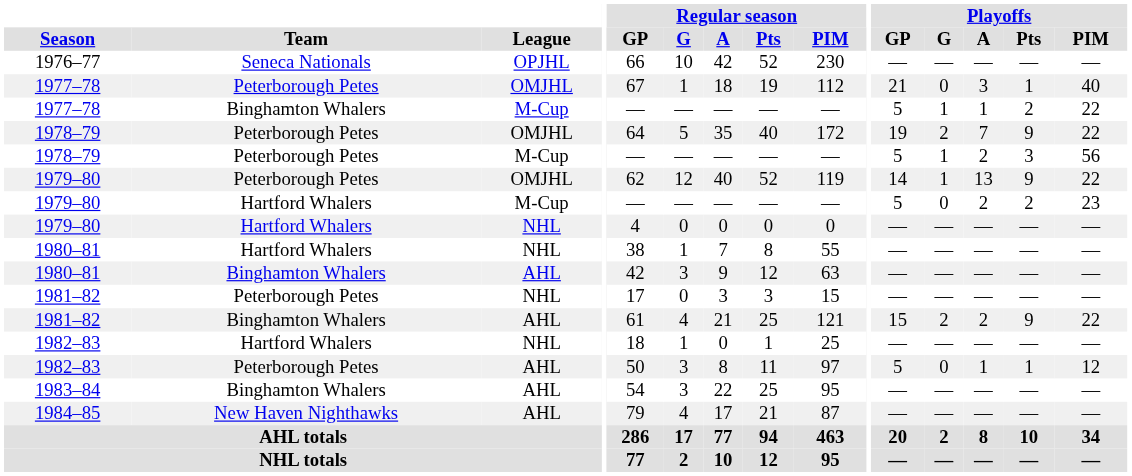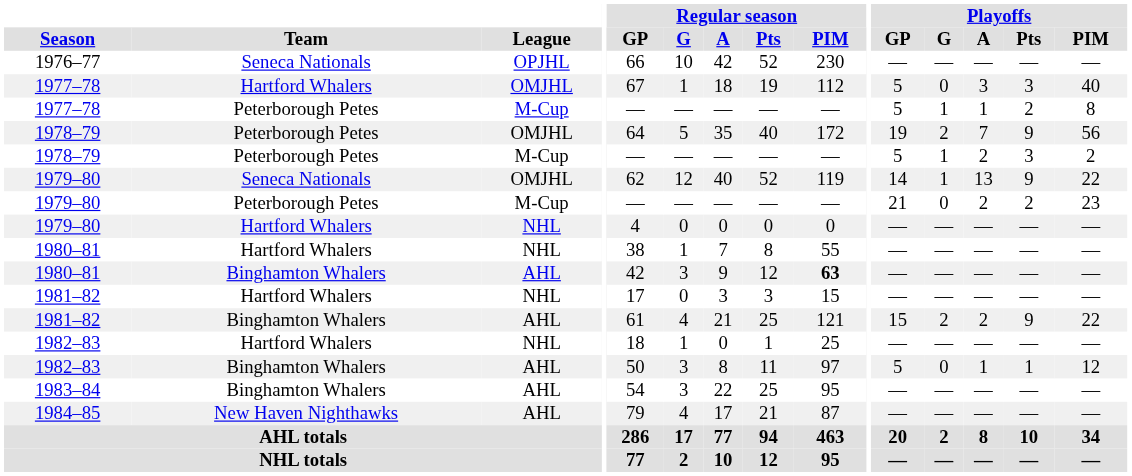(306, 85) Peterborough Petes -> (306, 85) Hartford Whalers
(898, 85) 21 -> (898, 85) 5
(1029, 85) 1 -> (1029, 85) 3
(306, 109) Binghamton Whalers -> (306, 109) Peterborough Petes
(1091, 109) 22 -> (1091, 109) 8
(1091, 132) 22 -> (1091, 132) 56
(1091, 156) 56 -> (1091, 156) 2
(306, 179) Peterborough Petes -> (306, 179) Seneca Nationals
(306, 202) Hartford Whalers -> (306, 202) Peterborough Petes
(898, 202) 5 -> (898, 202) 21
(830, 273) normal -> (830, 273) bold
(306, 296) Peterborough Petes -> (306, 296) Hartford Whalers
(306, 366) Peterborough Petes -> (306, 366) Binghamton Whalers
